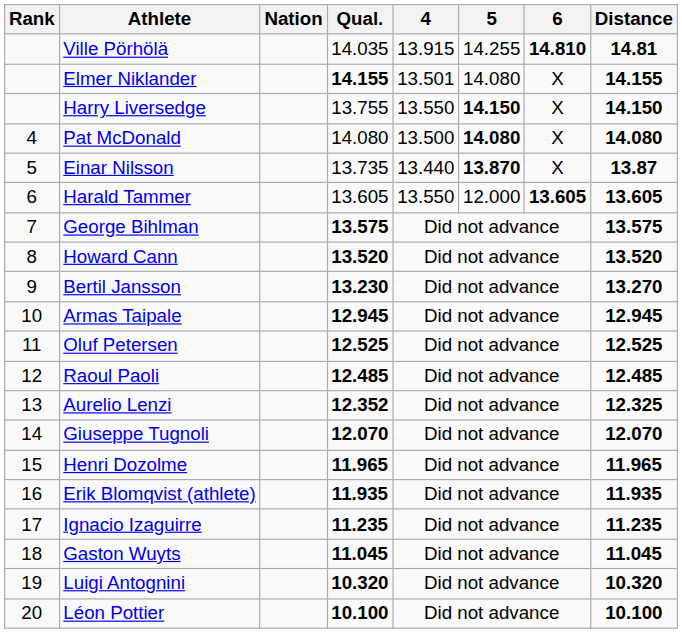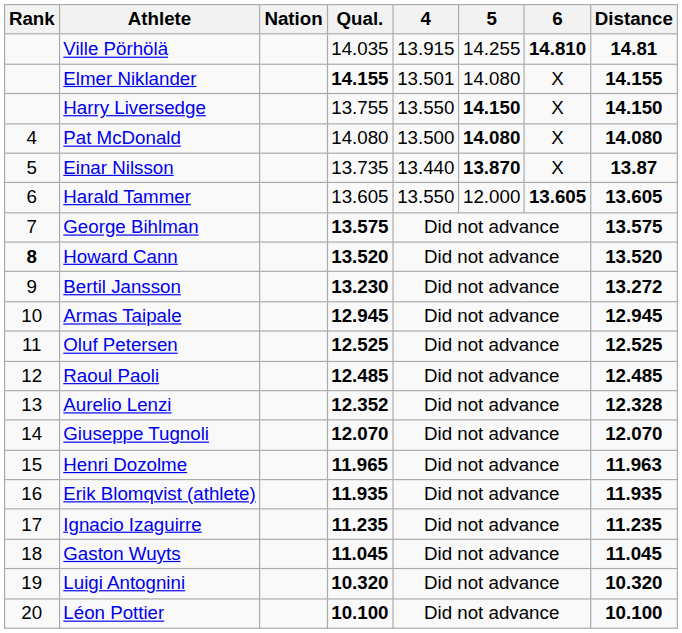(32, 256) normal -> (32, 256) bold
(634, 286) 13.270 -> (634, 286) 13.272
(634, 405) 12.325 -> (634, 405) 12.328
(634, 464) 11.965 -> (634, 464) 11.963
